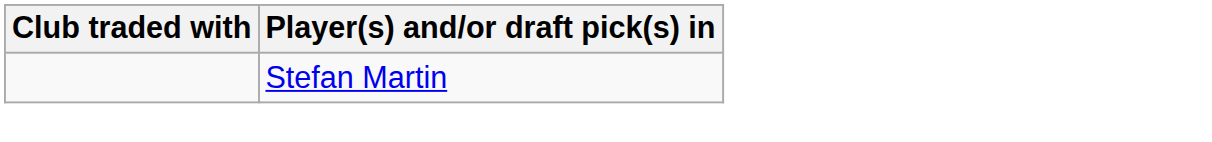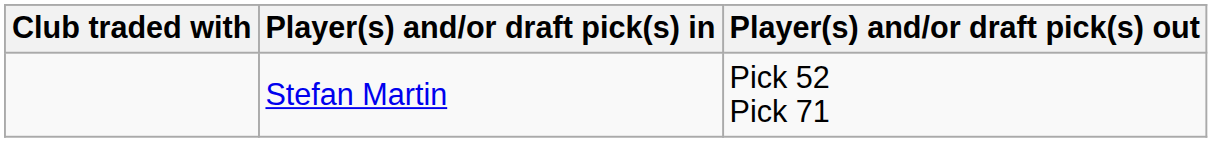+ column: (965, 28)
